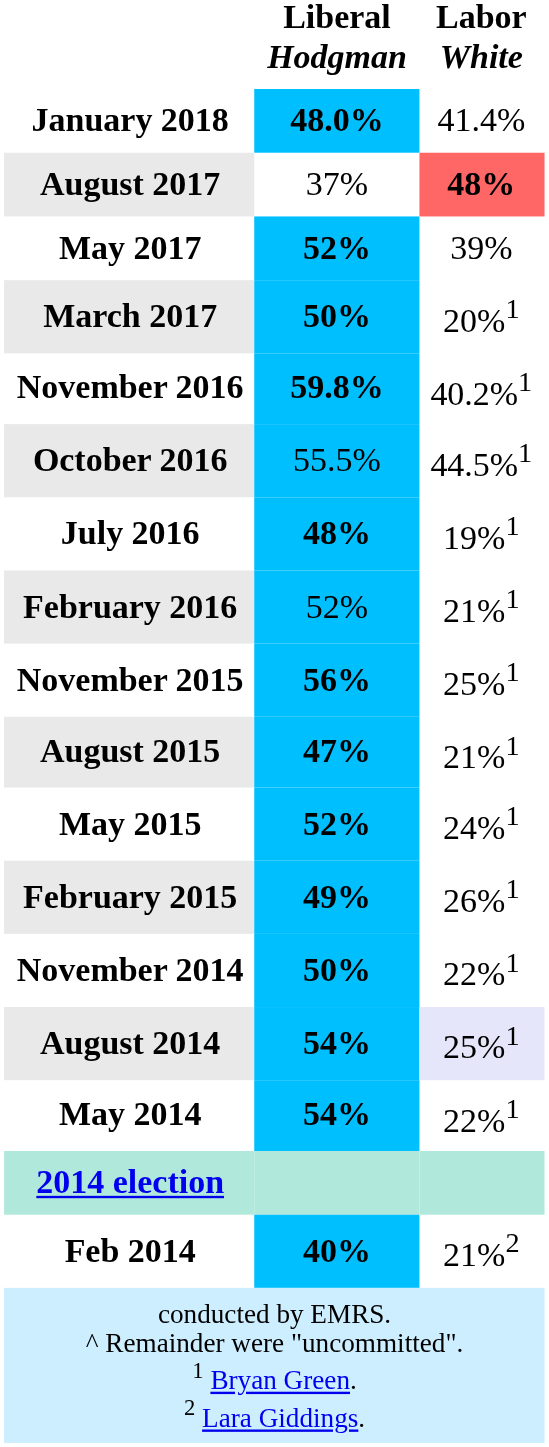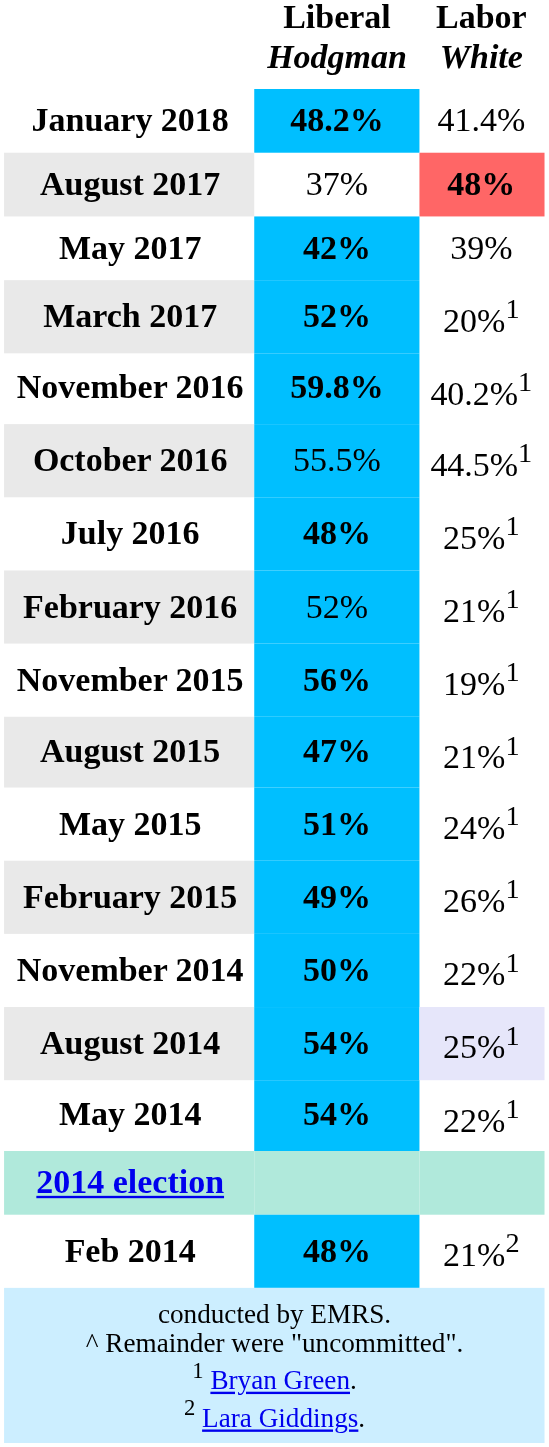(337, 119) 48.0% -> (337, 119) 48.2%
(337, 247) 52% -> (337, 247) 42%
(337, 315) 50% -> (337, 315) 52%
(481, 533) 19%1 -> (481, 533) 25%1
(481, 678) 25%1 -> (481, 678) 19%1
(337, 823) 52% -> (337, 823) 51%
(337, 1251) 40% -> (337, 1251) 48%
